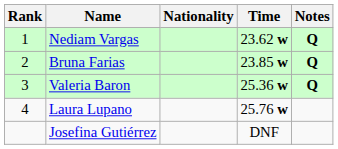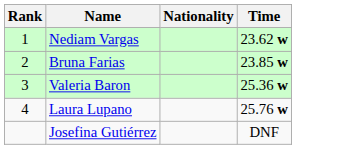- column: (312, 16)
